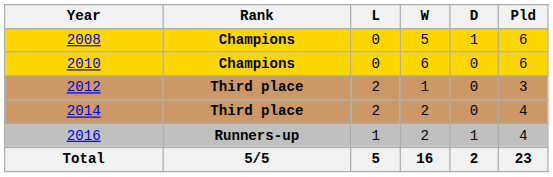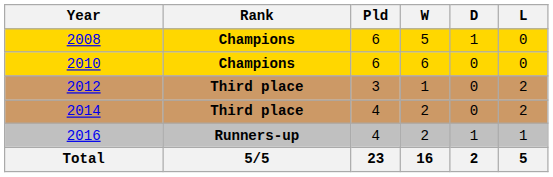columns swapped: (523, 16) <-> (376, 16)
